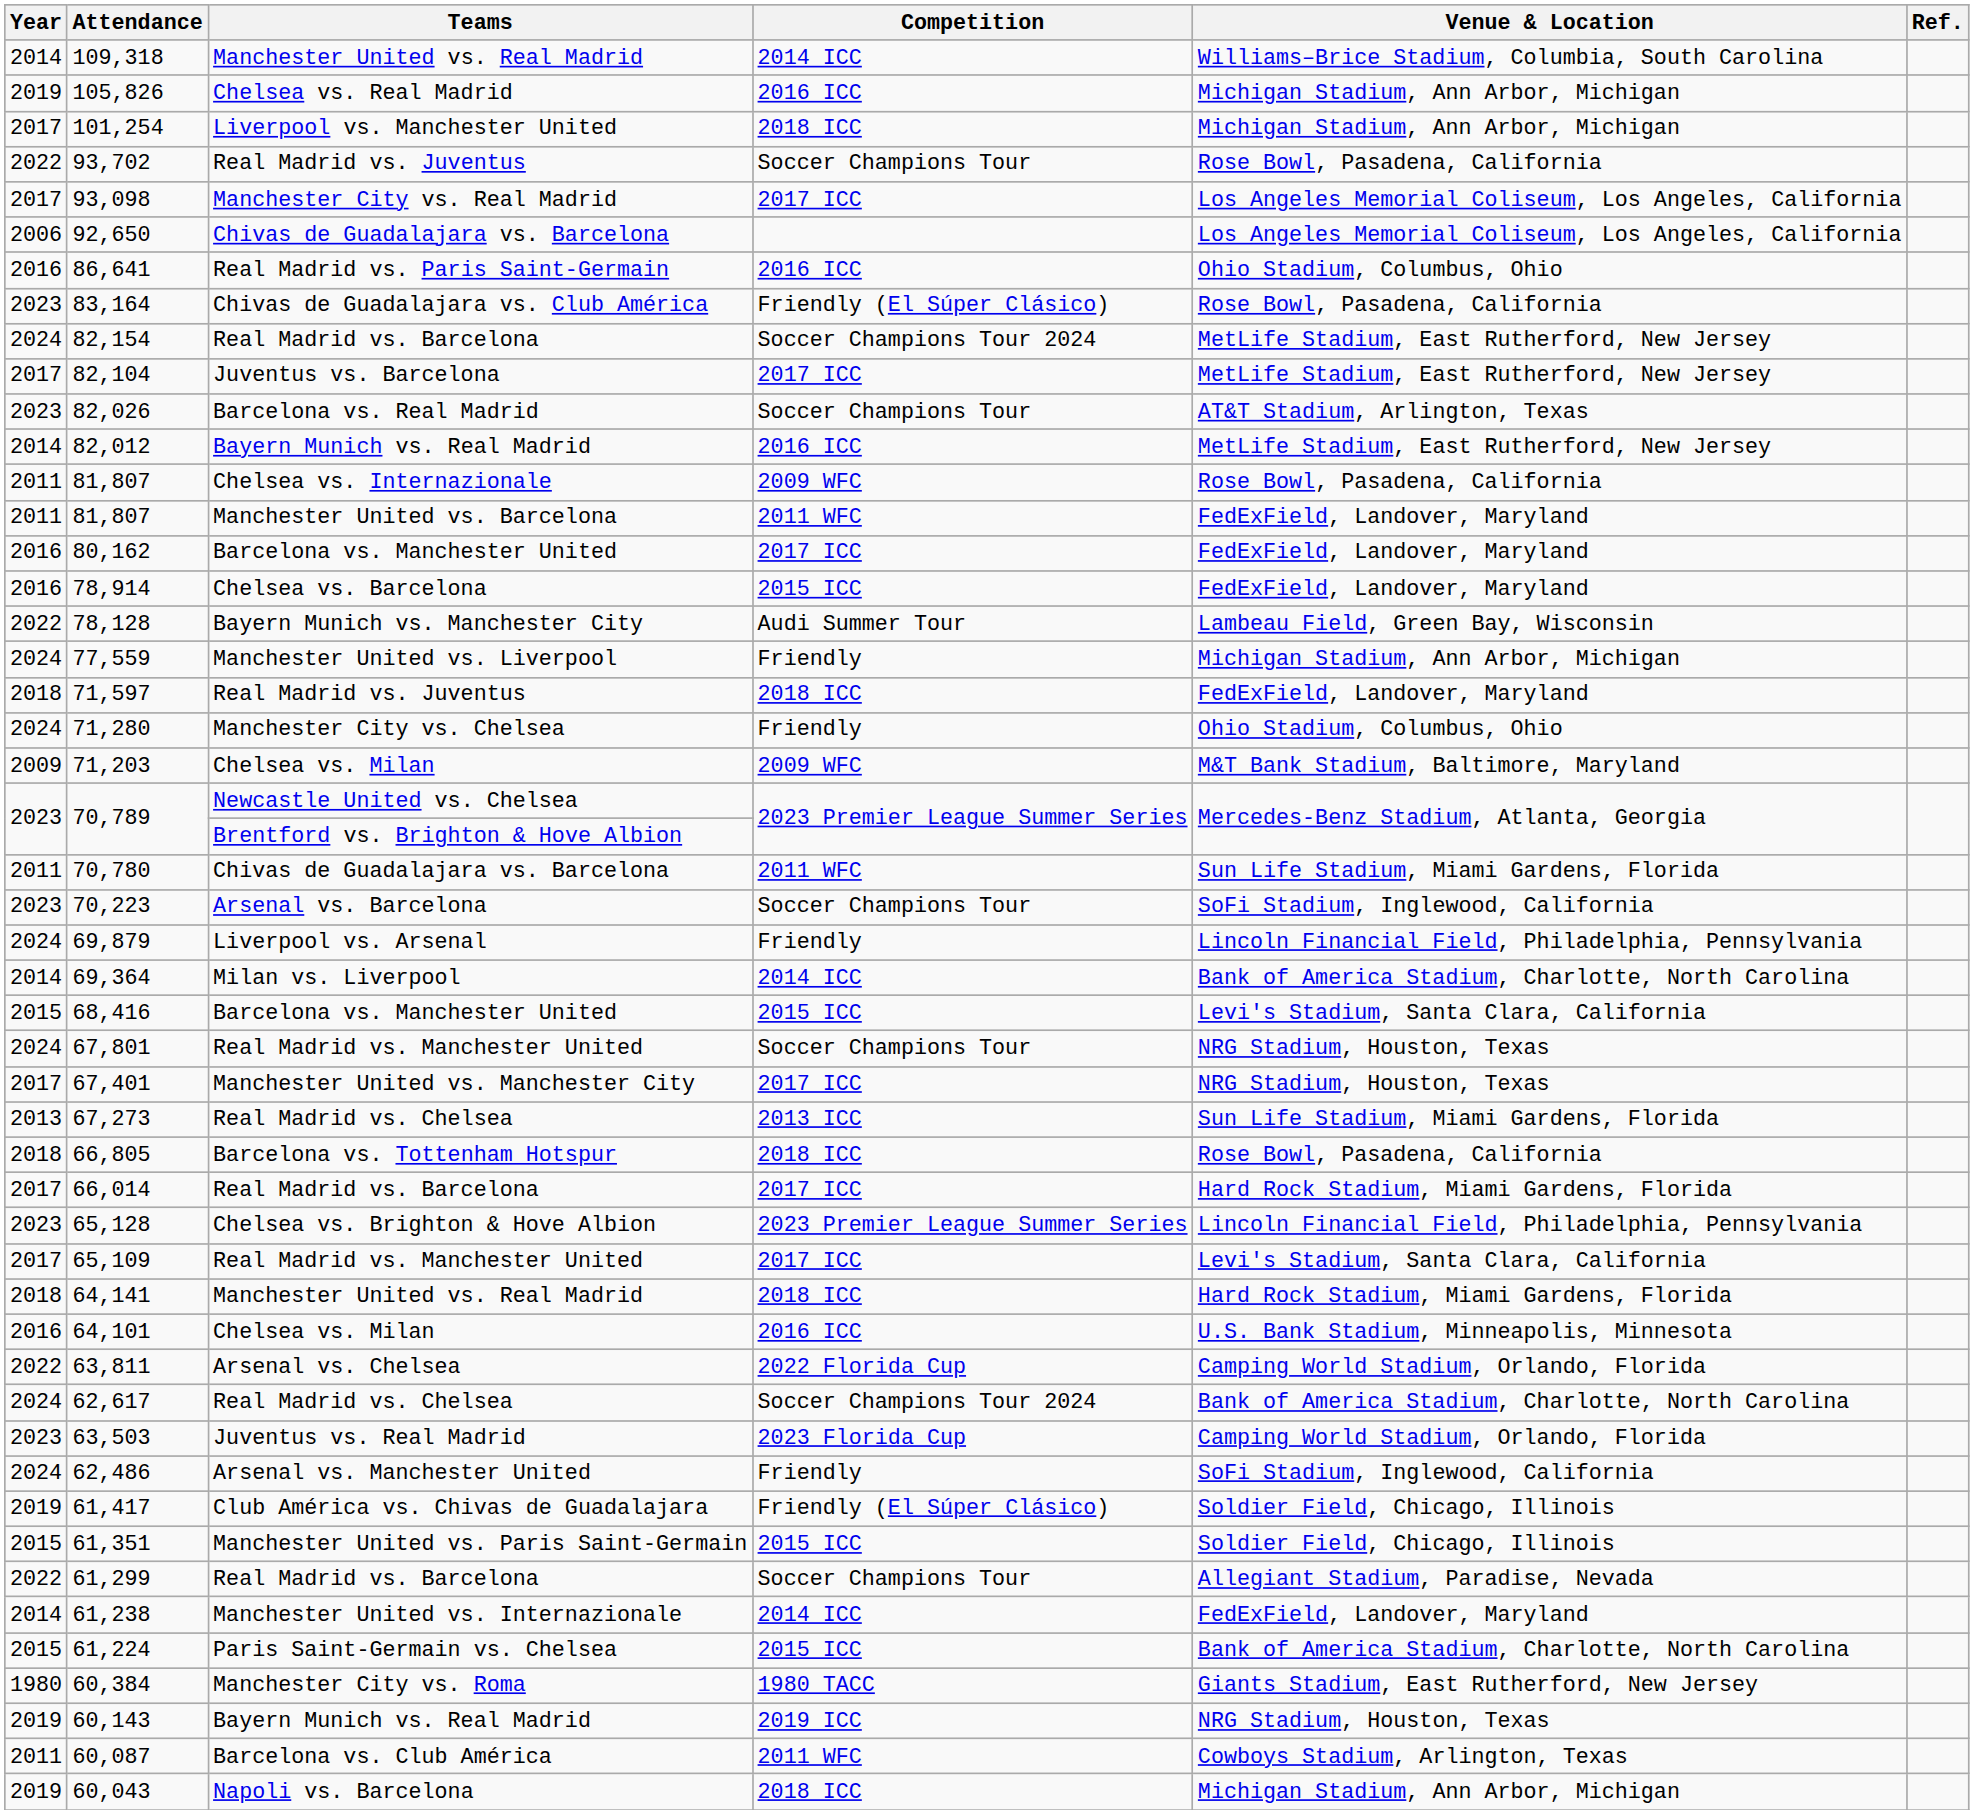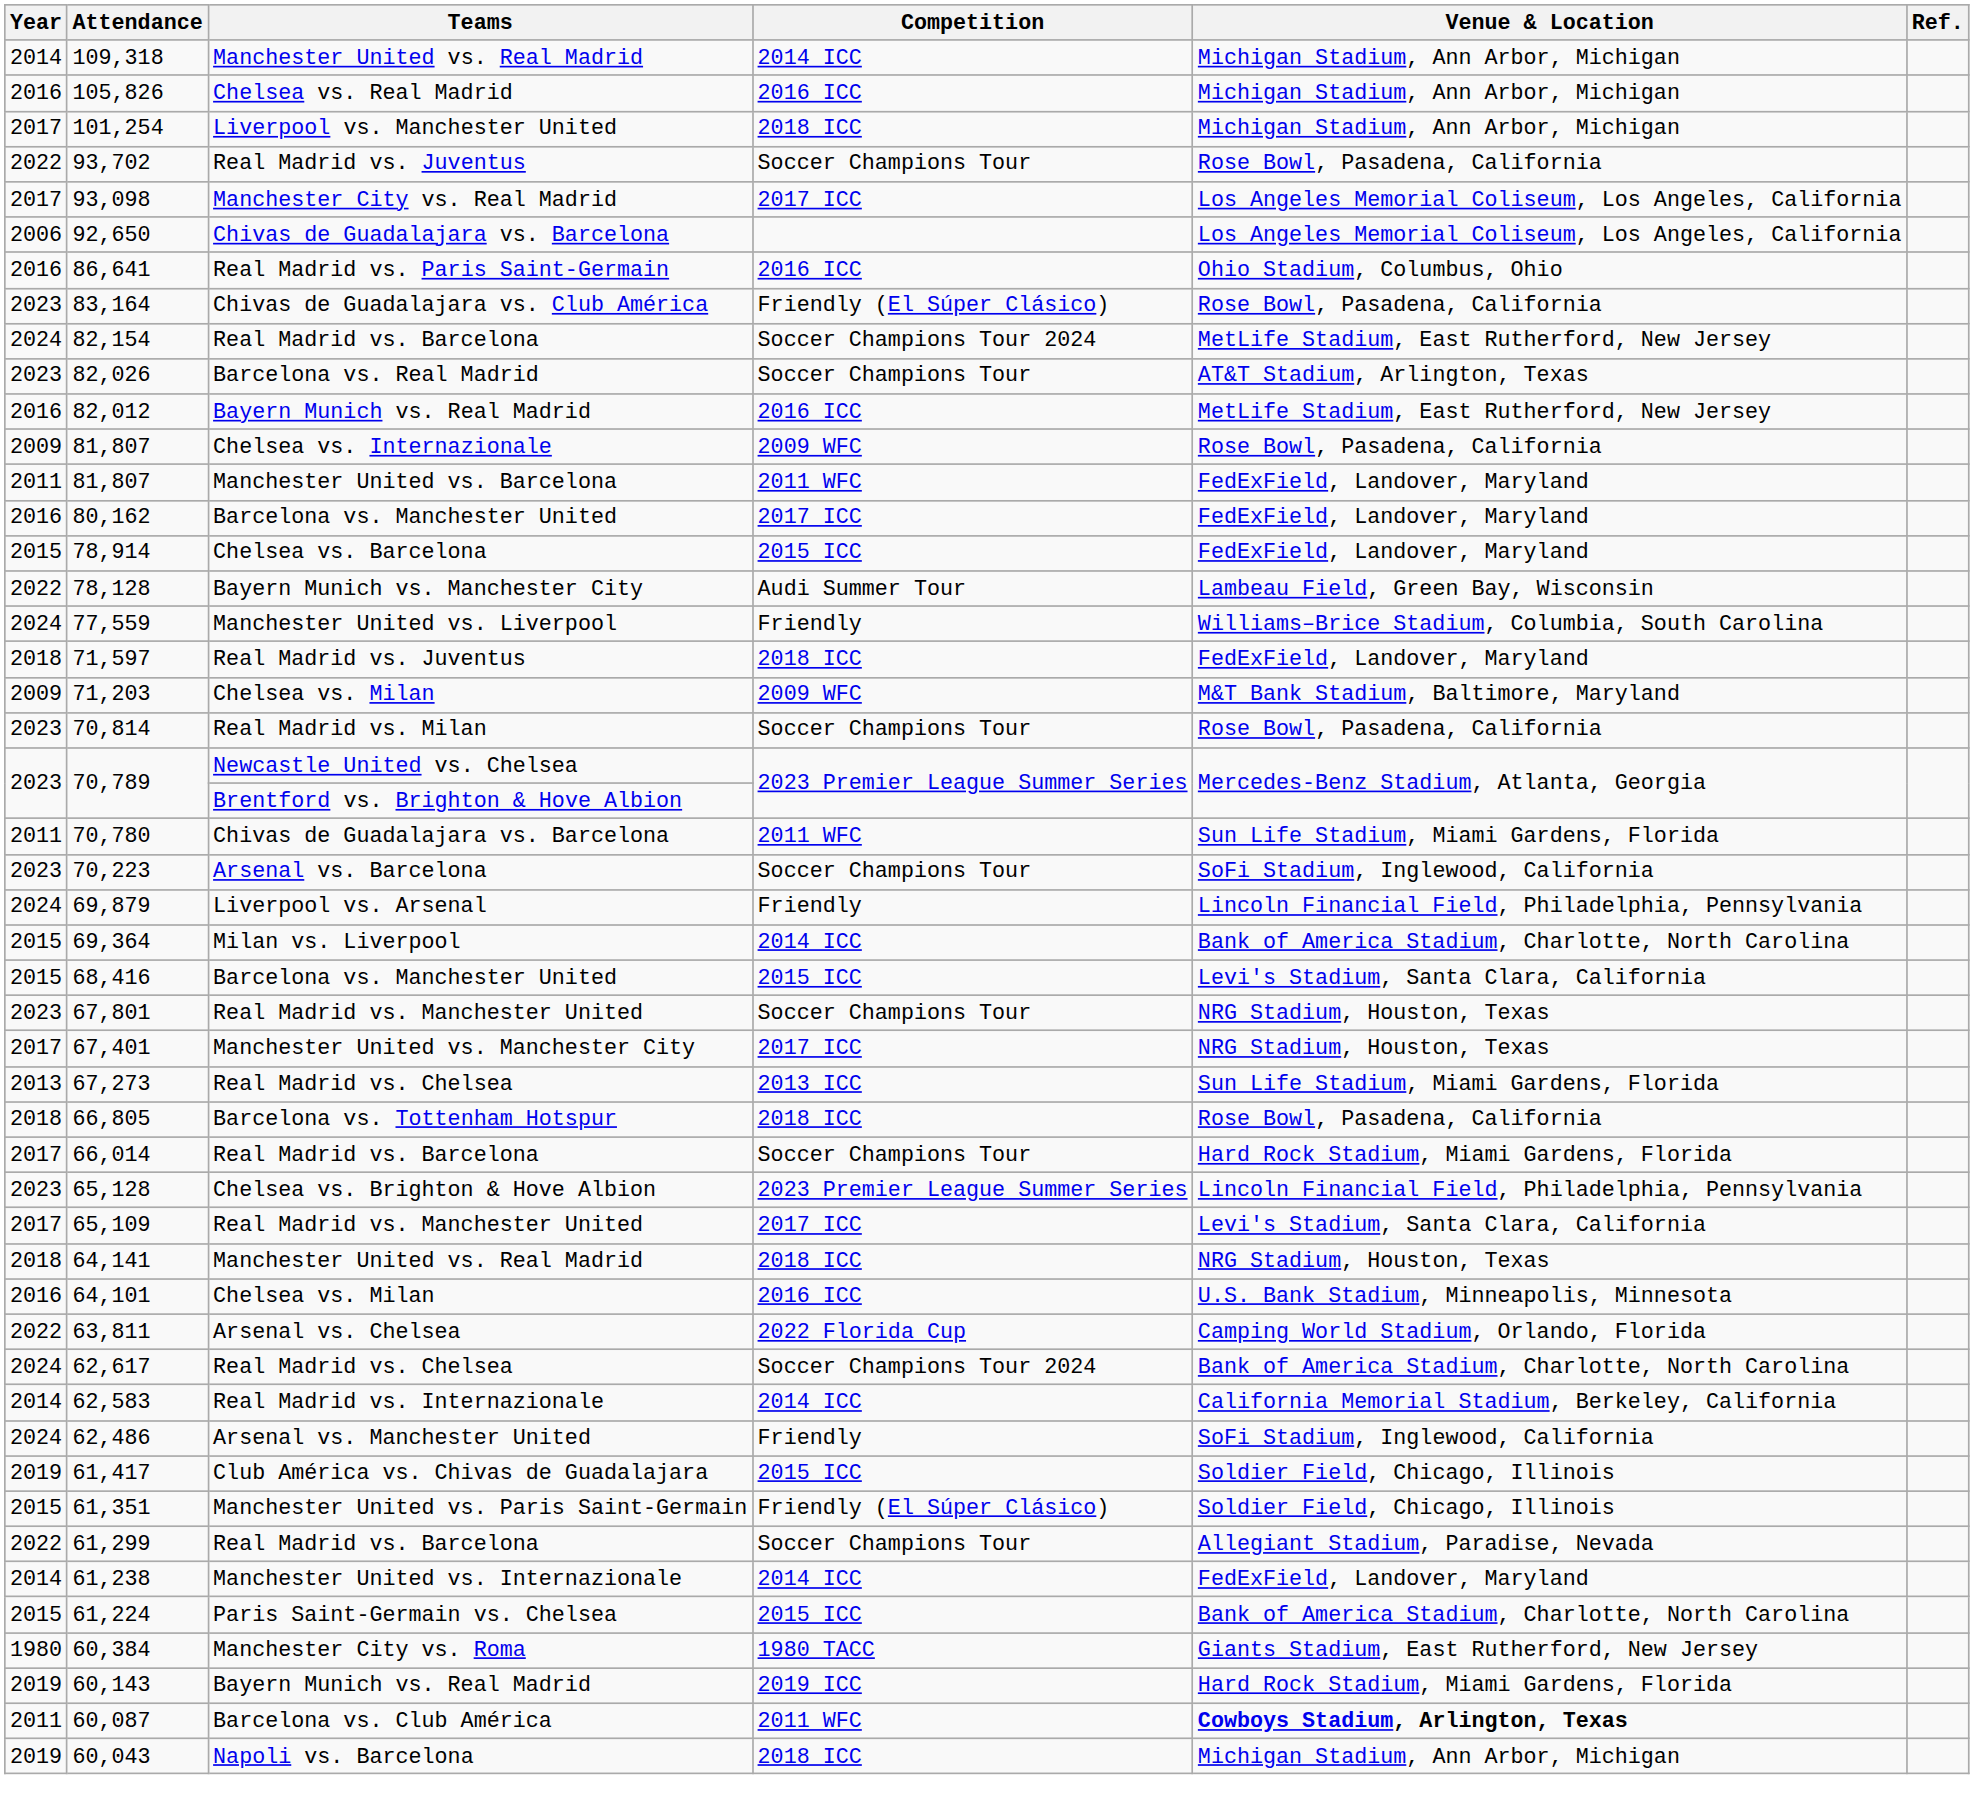(1511, 58) Williams–Brice Stadium, Columbia, South Carolina -> (1439, 58) Michigan Stadium, Ann Arbor, Michigan
(36, 93) 2019 -> (36, 93) 2016
- row: (112, 376)
(36, 447) 2014 -> (36, 412) 2016
(36, 483) 2011 -> (36, 447) 2009
(36, 589) 2016 -> (36, 553) 2015
(1439, 659) Michigan Stadium, Ann Arbor, Michigan -> (1511, 624) Williams–Brice Stadium, Columbia, South Carolina
- row: (112, 730)
+ row: (112, 730)
(36, 978) 2014 -> (36, 942) 2015
(36, 1049) 2024 -> (36, 1013) 2023
(810, 1190) 2017 ICC -> (894, 1155) Soccer Champions Tour
(1465, 1296) Hard Rock Stadium, Miami Gardens, Florida -> (1374, 1261) NRG Stadium, Houston, Texas
- row: (112, 1438)
+ row: (112, 1402)
(933, 1509) Friendly (El Súper Clásico) -> (810, 1473) 2015 ICC
(810, 1544) 2015 ICC -> (933, 1509) Friendly (El Súper Clásico)
(1374, 1721) NRG Stadium, Houston, Texas -> (1465, 1686) Hard Rock Stadium, Miami Gardens, Florida
(1413, 1756) normal -> (1413, 1721) bold
